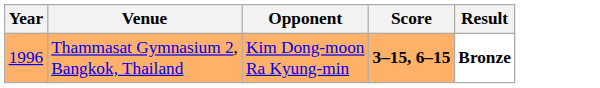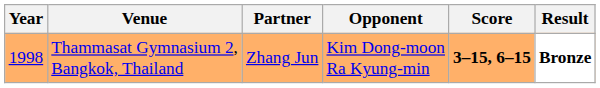+ column: (282, 19)
(26, 57) 1996 -> (26, 57) 1998
